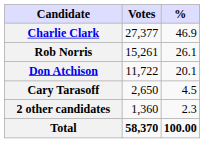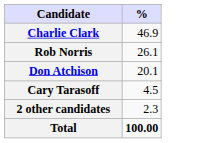- column: (142, 14)
